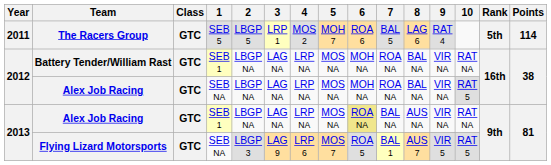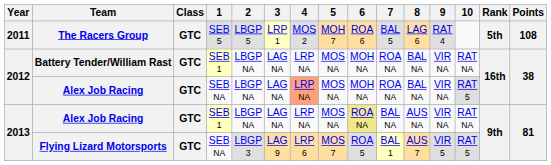(528, 35) 114 -> (528, 35) 108
(304, 91) no background -> (304, 91) lightsalmon background
